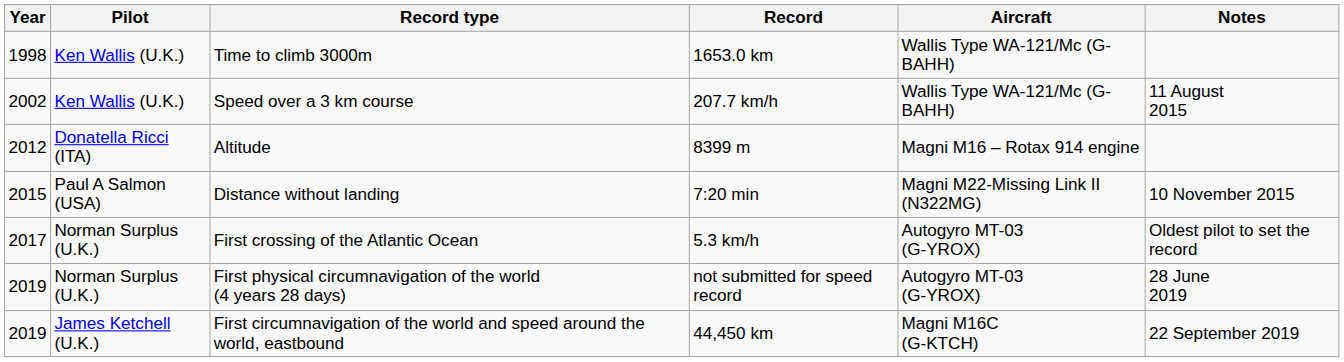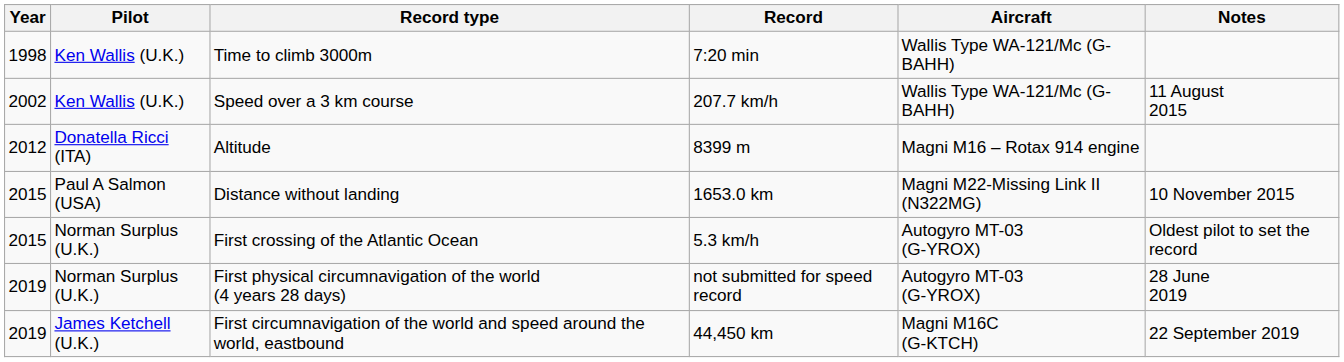(733, 54) 1653.0 km -> (726, 54) 7:20 min
(726, 194) 7:20 min -> (733, 194) 1653.0 km
(28, 240) 2017 -> (28, 240) 2015
